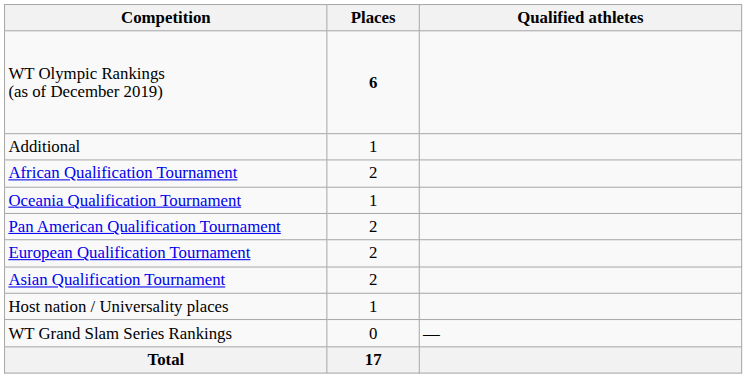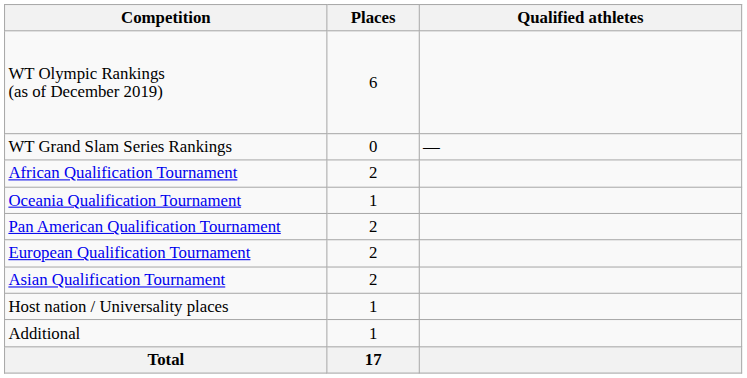(373, 82) bold -> (373, 82) normal
rows swapped: (120, 333) <-> (44, 146)
